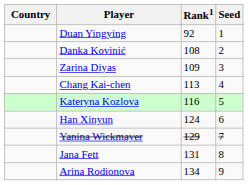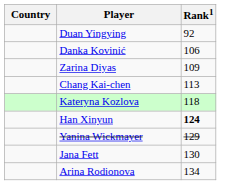- column: (229, 14)
(192, 50) 108 -> (192, 50) 106
(191, 102) 116 -> (191, 102) 118
(192, 119) normal -> (192, 119) bold
(192, 154) 131 -> (192, 154) 130
